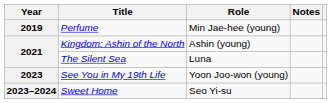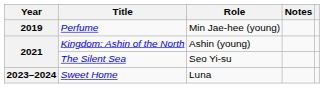(200, 59) Luna -> (210, 59) Seo Yi-su
- row: (113, 75)
(210, 91) Seo Yi-su -> (200, 75) Luna
